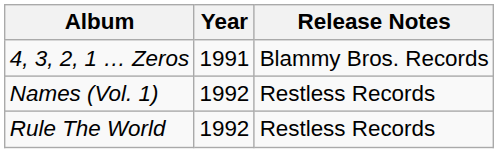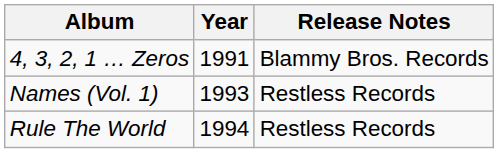(224, 93) 1992 -> (224, 93) 1993
(224, 128) 1992 -> (224, 128) 1994
